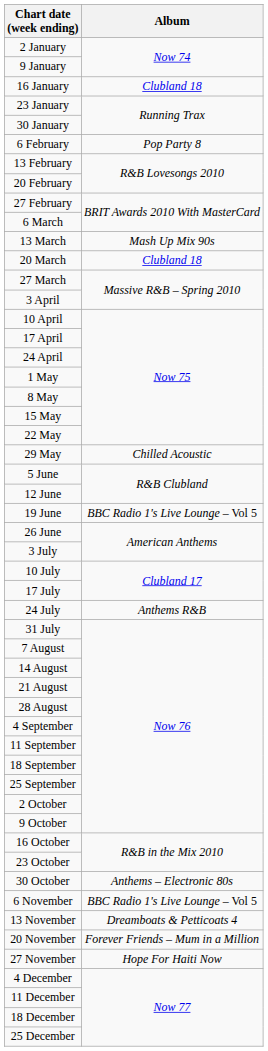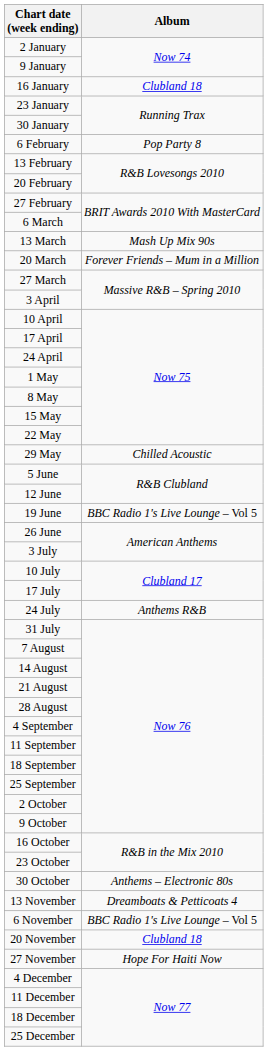(172, 260) Clubland 18 -> (172, 260) Forever Friends – Mum in a Million
rows swapped: (43, 900) <-> (43, 919)
(172, 939) Forever Friends – Mum in a Million -> (172, 939) Clubland 18
